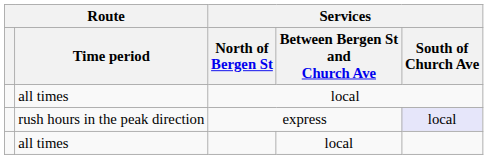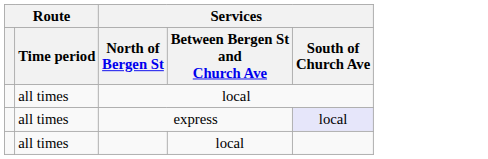(111, 119) rush hours in the peak direction -> (43, 119) all times
